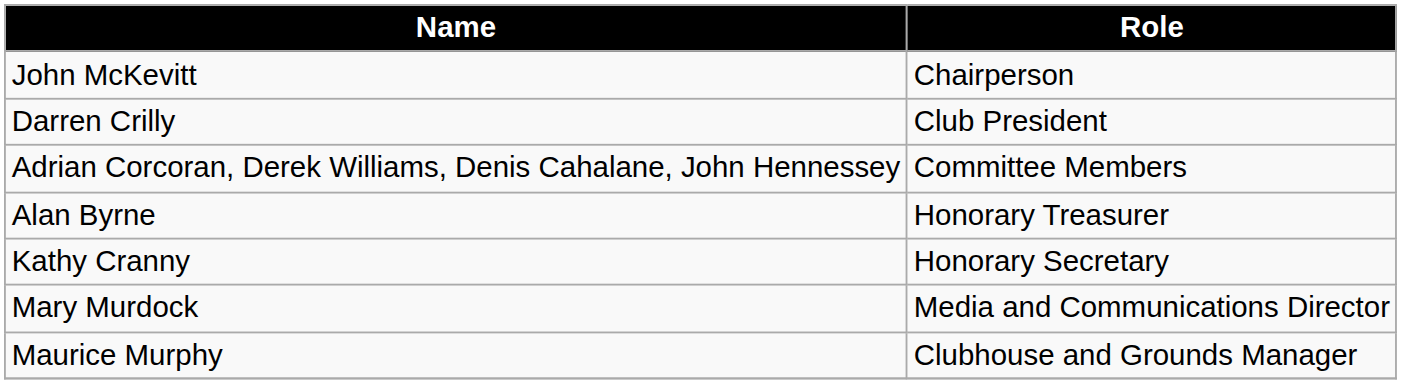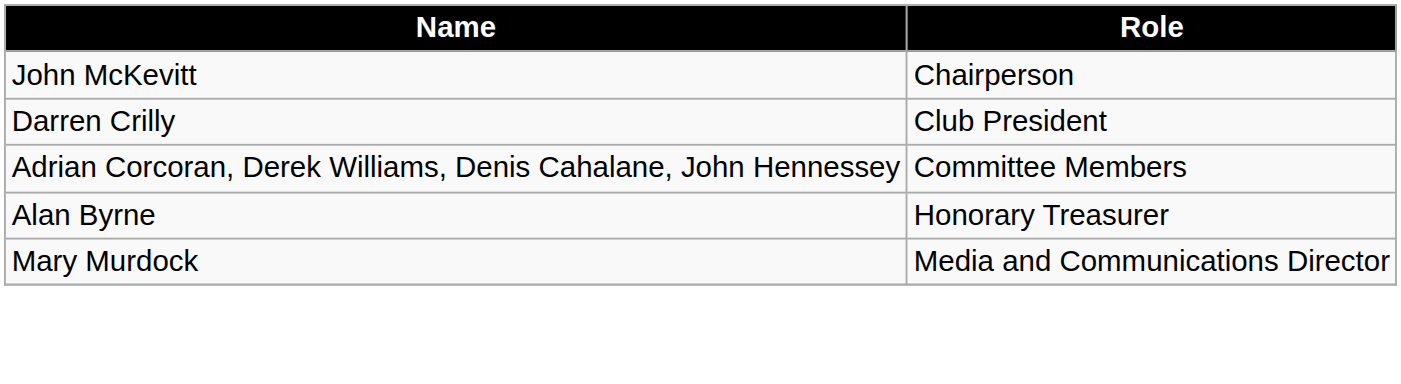- row: (101, 261)
- row: (117, 354)
